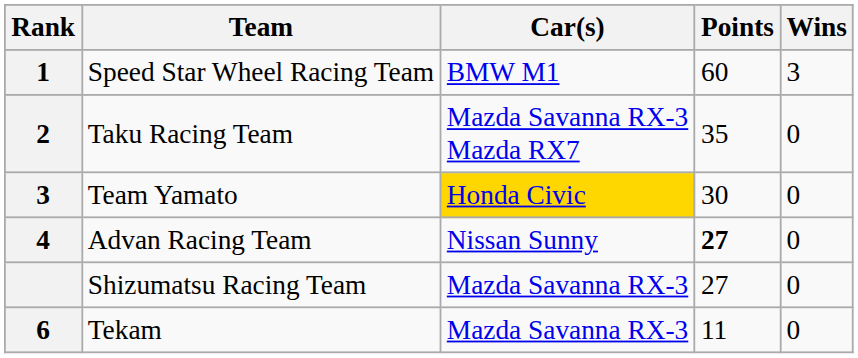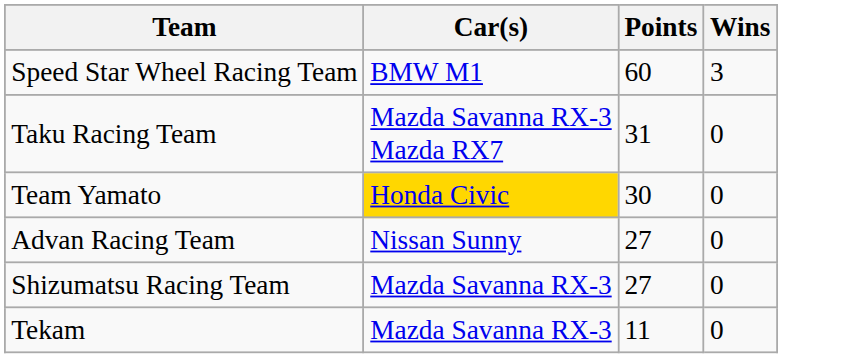- column: (43, 27)
(715, 133) 35 -> (638, 133) 31
(715, 240) bold -> (638, 240) normal
